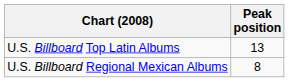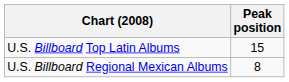(257, 47) 13 -> (257, 47) 15
